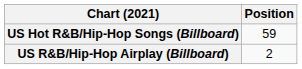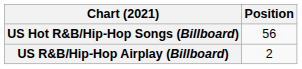(269, 34) 59 -> (269, 34) 56
